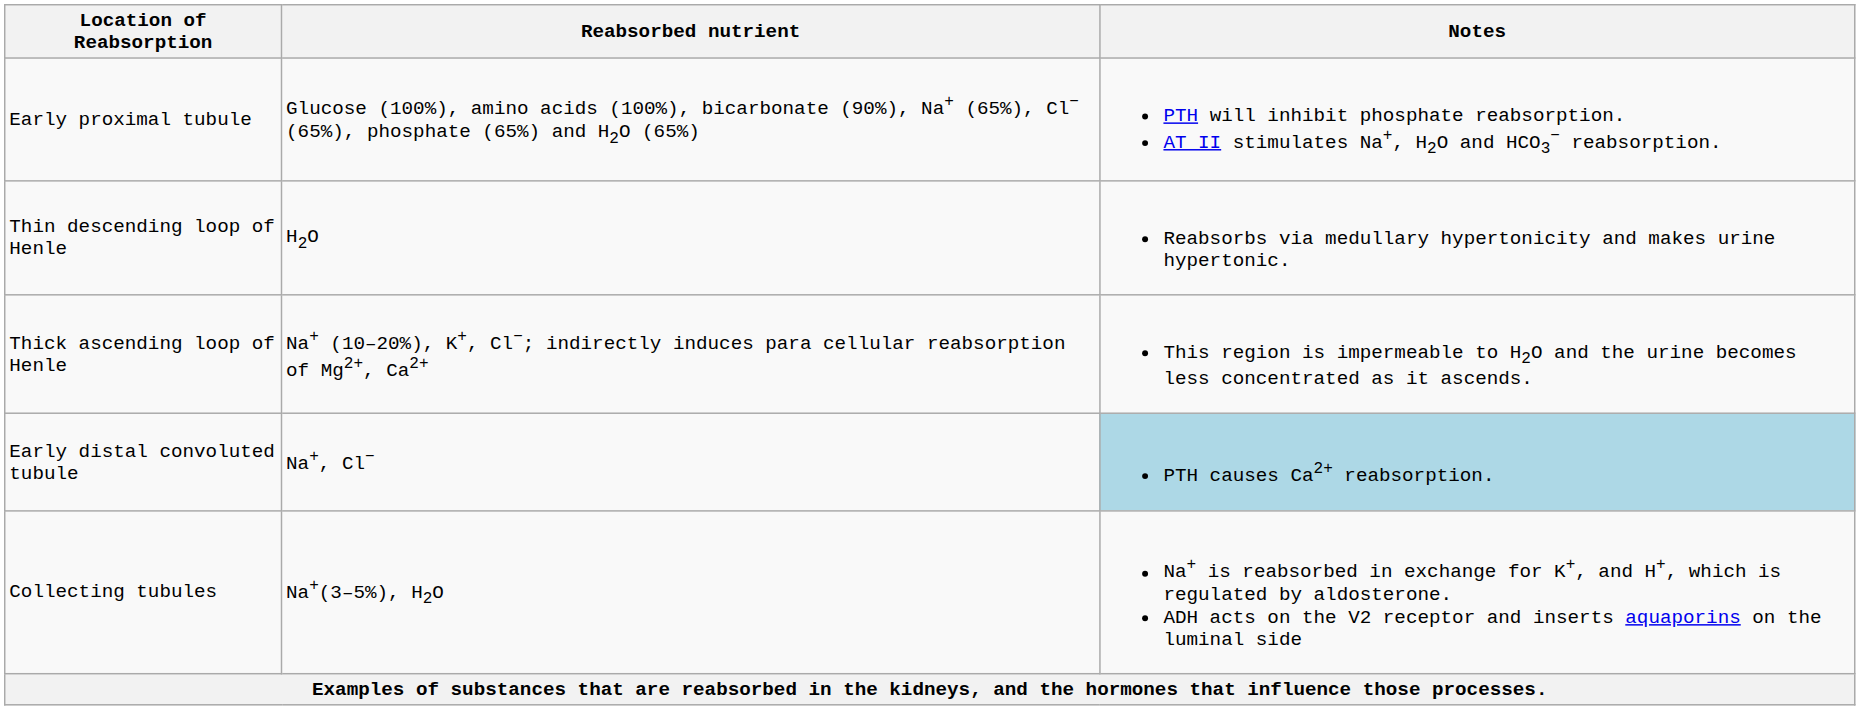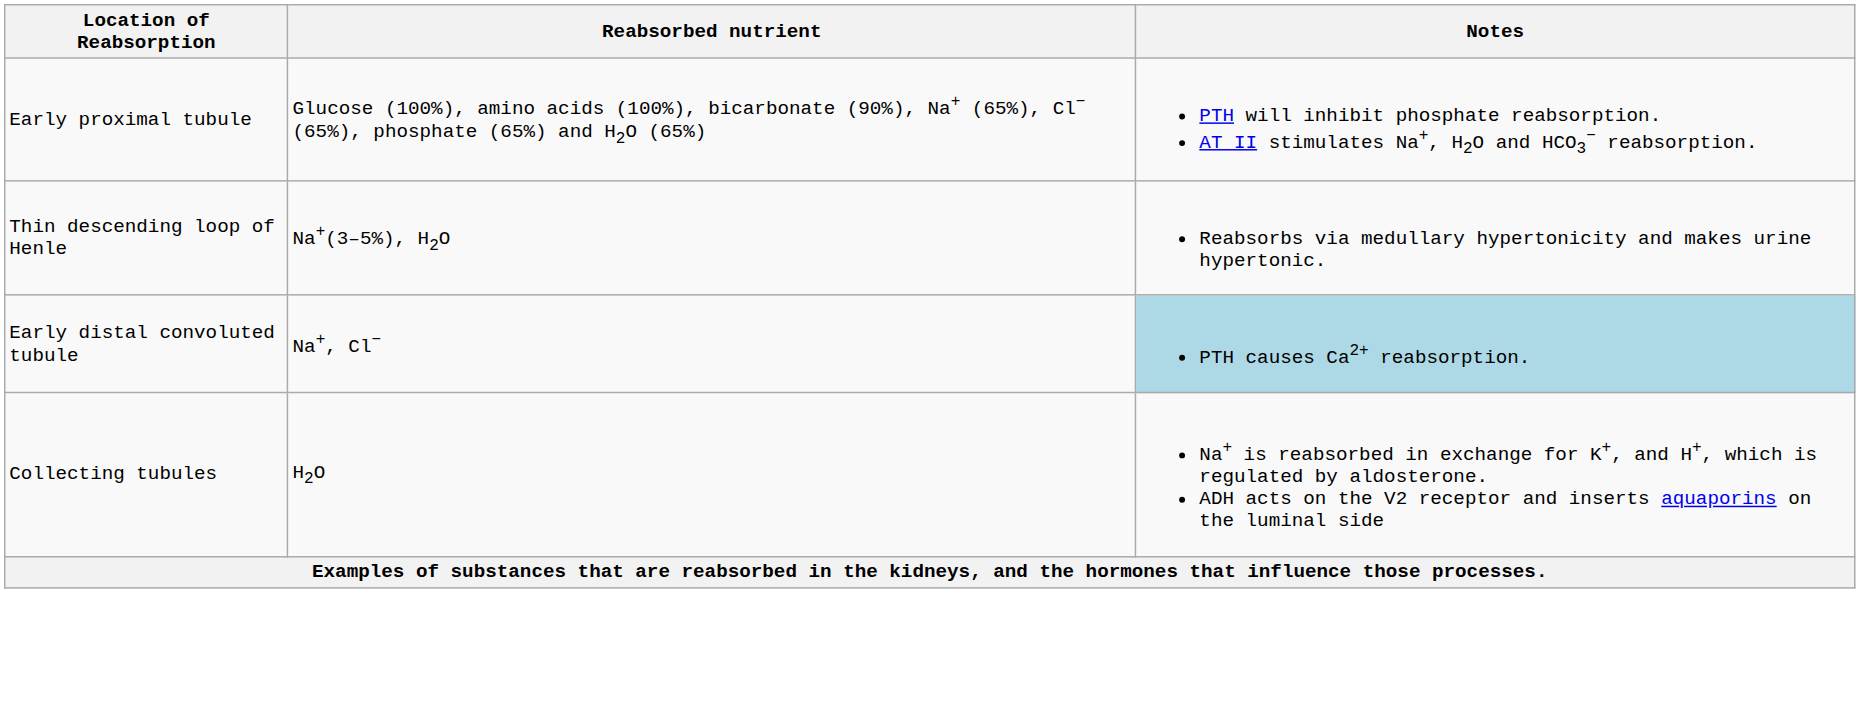(302, 238) H2O -> (371, 238) Na+(3–5%), H2O
- row: (142, 355)
(365, 592) Na+(3–5%), H2O -> (309, 474) H2O
